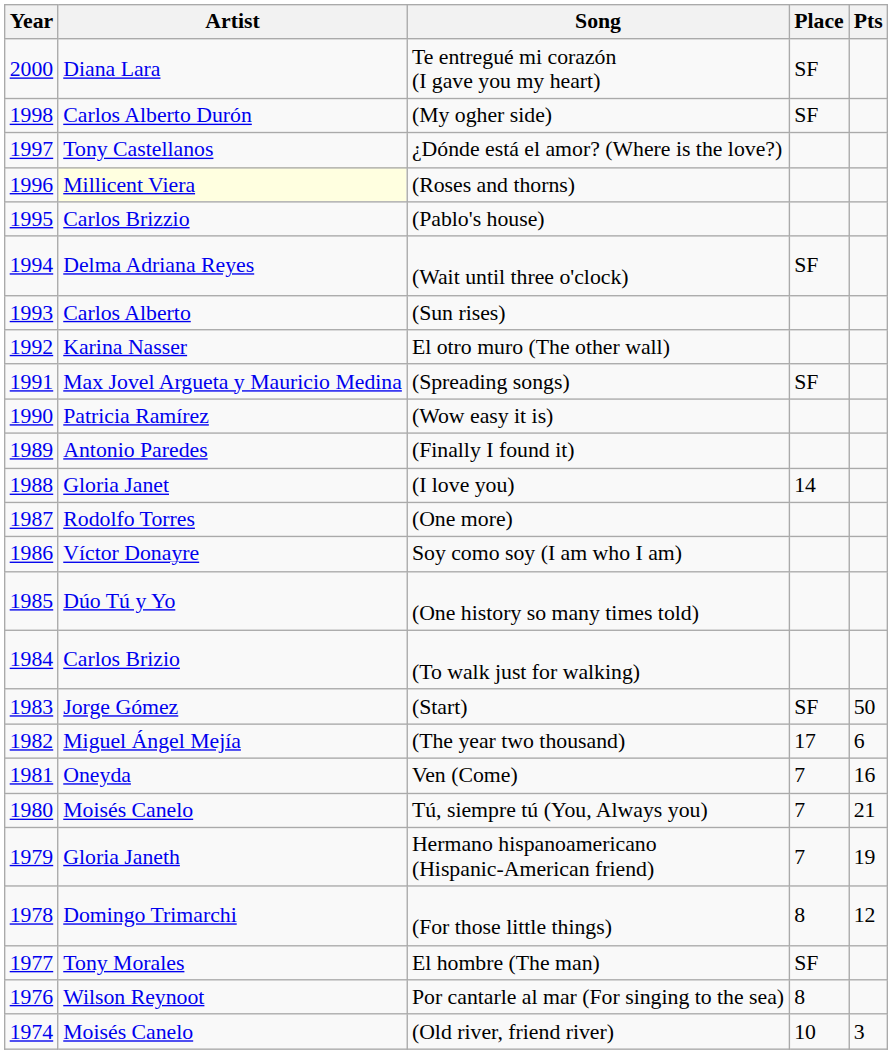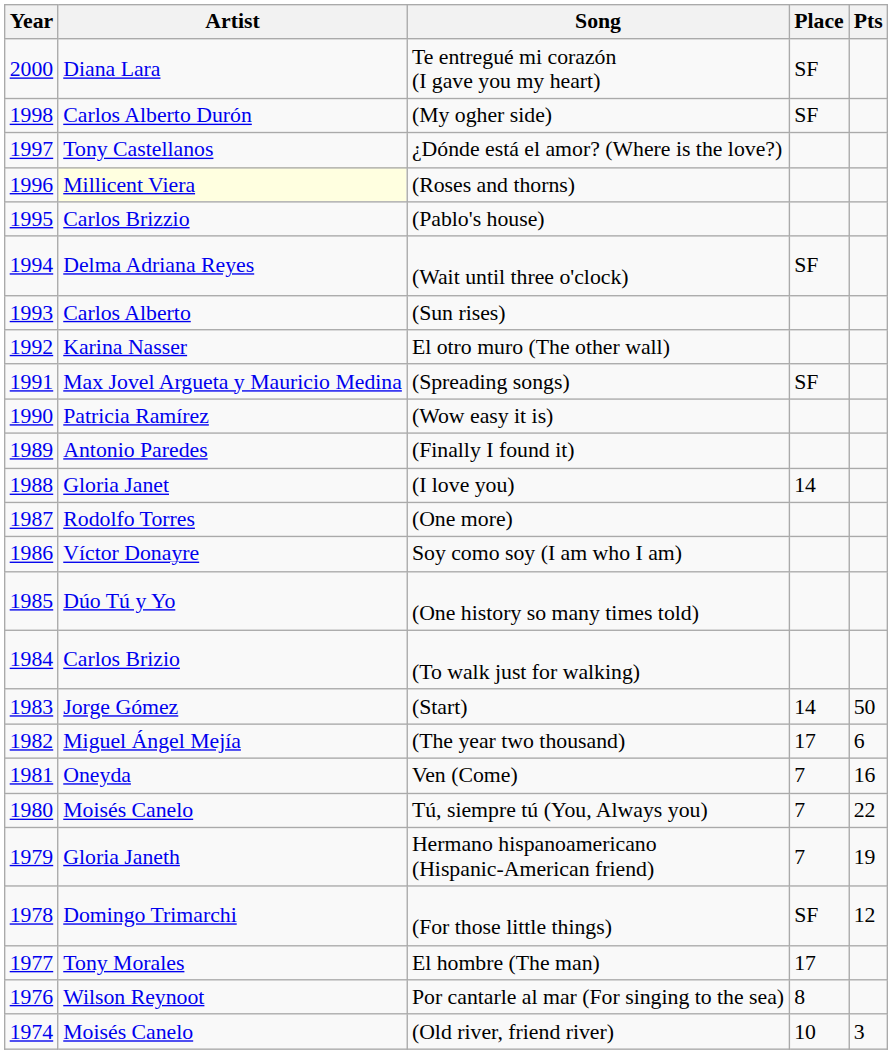(806, 706) SF -> (805, 706) 14
(865, 809) 21 -> (865, 809) 22
(800, 915) 8 -> (806, 915) SF
(806, 962) SF -> (805, 962) 17
